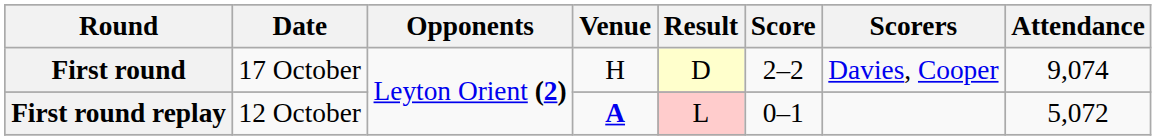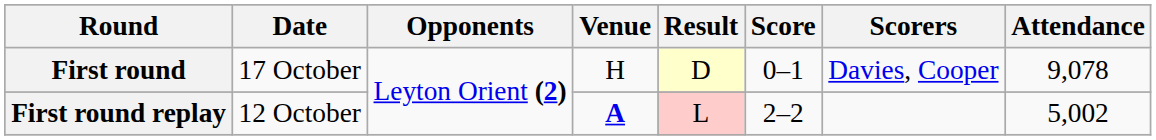(783, 69) 2–2 -> (783, 69) 0–1
(1078, 69) 9,074 -> (1078, 69) 9,078
(783, 112) 0–1 -> (783, 112) 2–2
(1078, 112) 5,072 -> (1078, 112) 5,002
